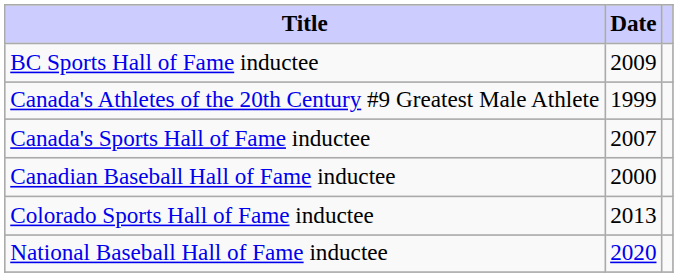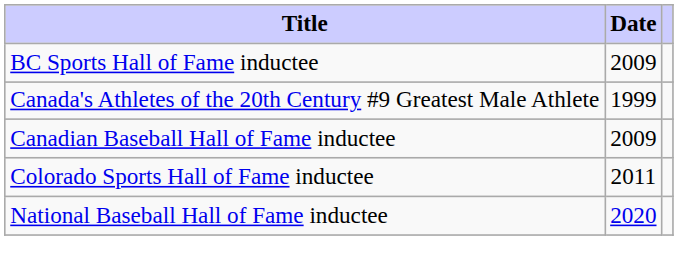- row: (190, 138)
(633, 176) 2000 -> (633, 138) 2009
(633, 215) 2013 -> (633, 176) 2011
